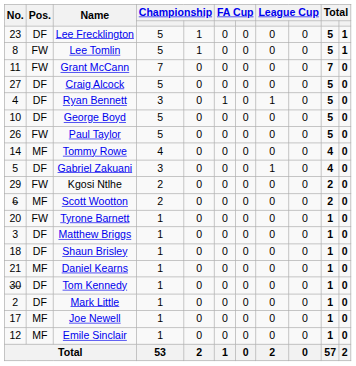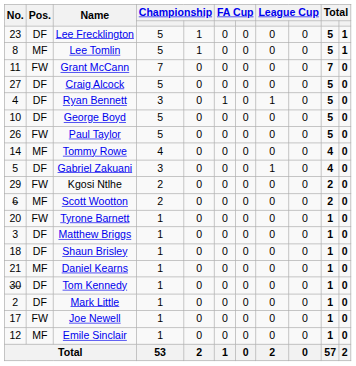(40, 51) FW -> (40, 51) MF
(40, 319) MF -> (40, 319) FW
